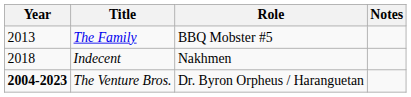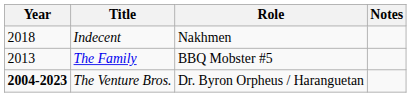rows swapped: (105, 37) <-> (97, 59)
